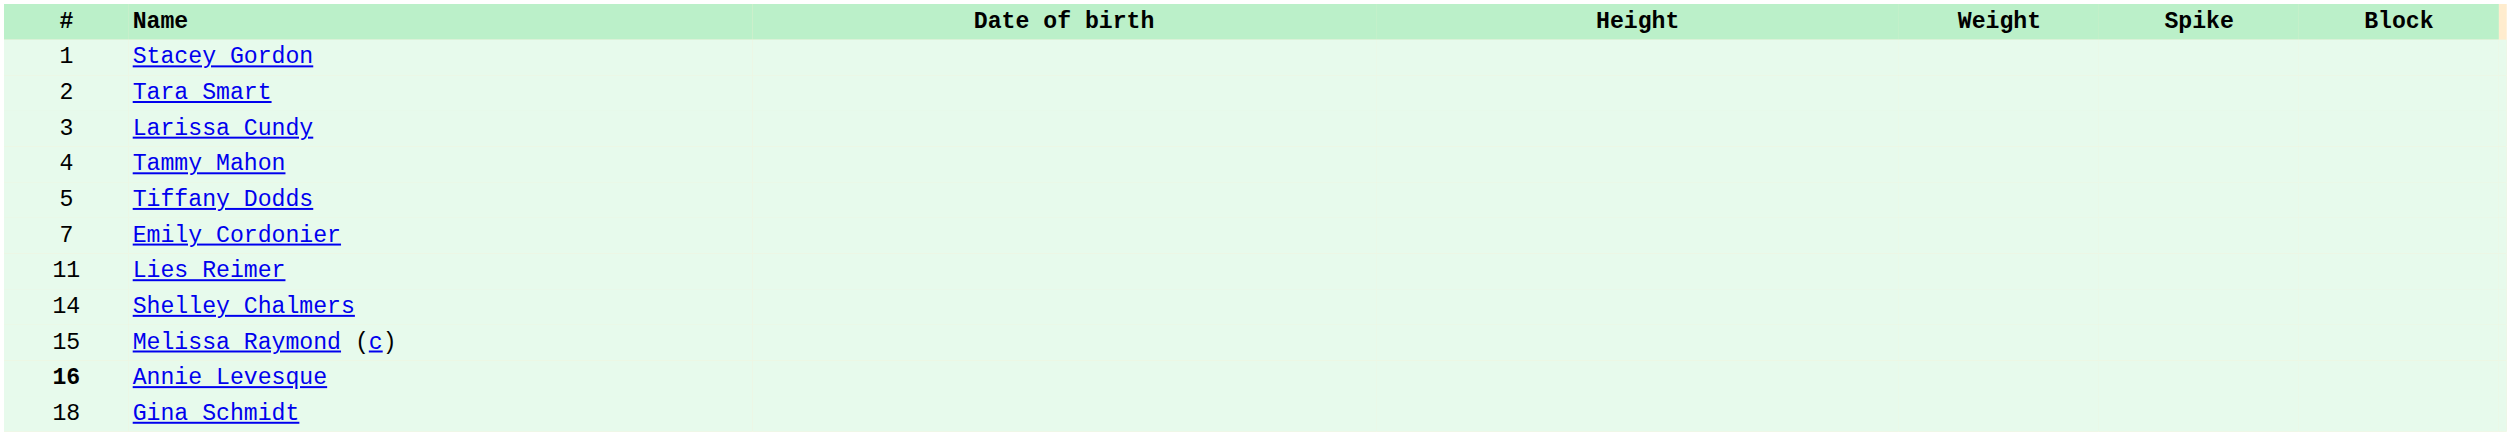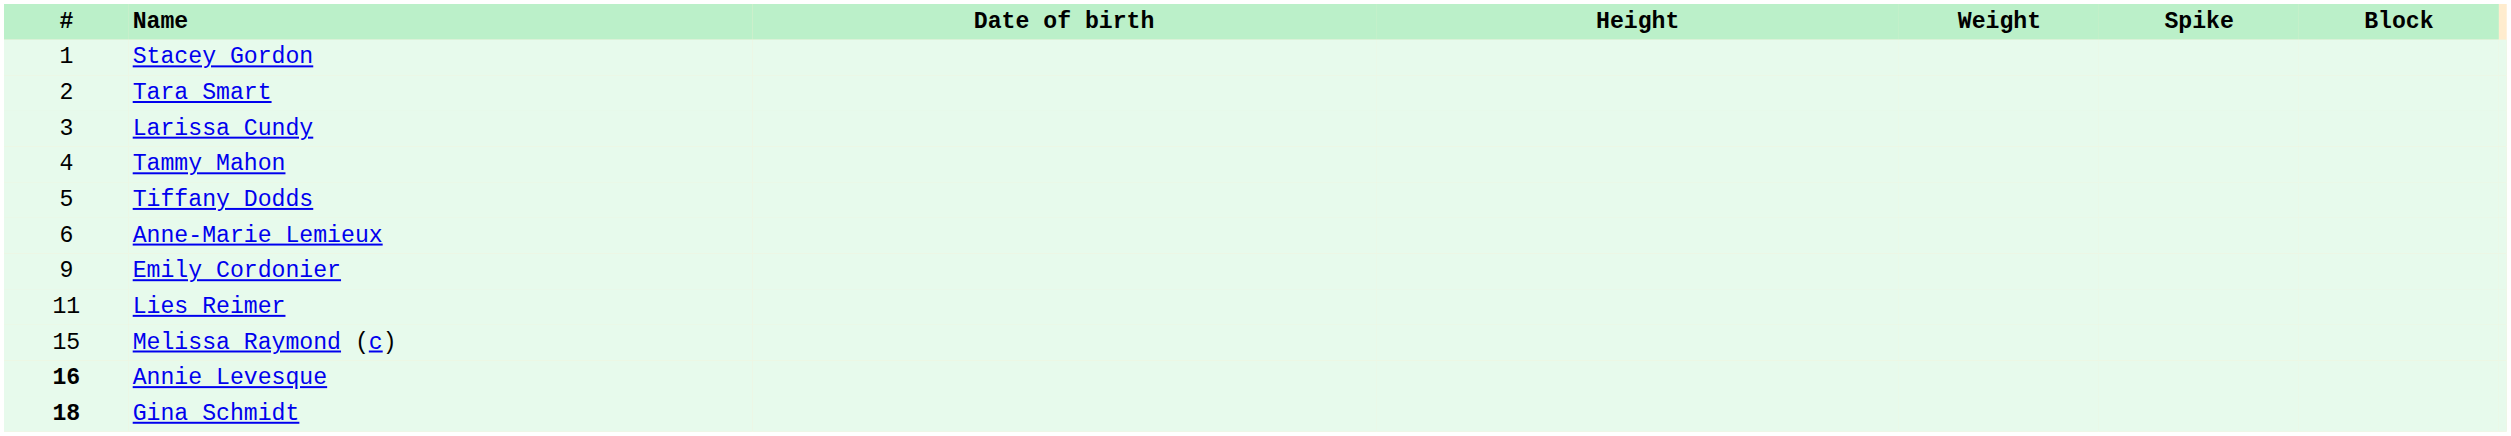+ row: (258, 236)
(66, 236) 7 -> (66, 271) 9
- row: (244, 307)
(66, 414) normal -> (66, 414) bold
